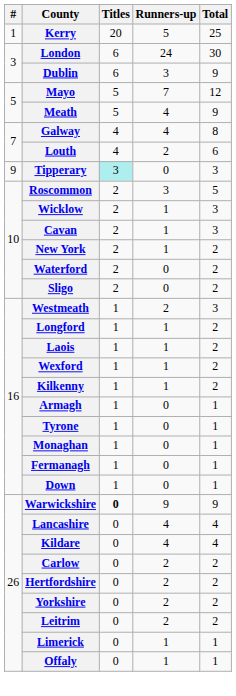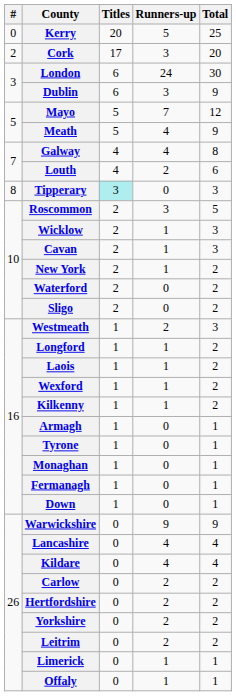(13, 33) 1 -> (13, 33) 0
+ row: (60, 53)
(13, 171) 9 -> (13, 190) 8
(116, 504) bold -> (116, 524) normal
